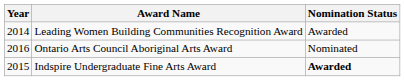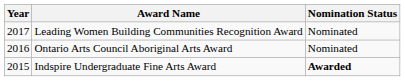(18, 31) 2014 -> (18, 31) 2017
(328, 31) Awarded -> (333, 31) Nominated
